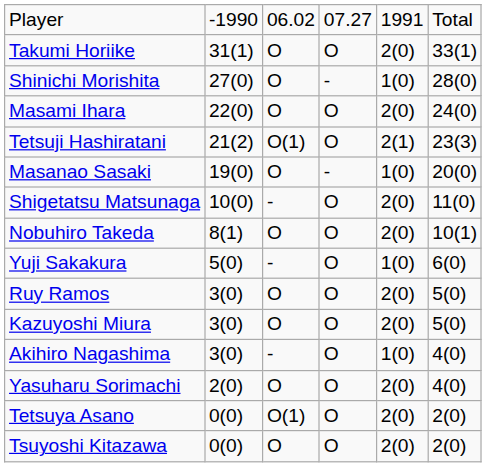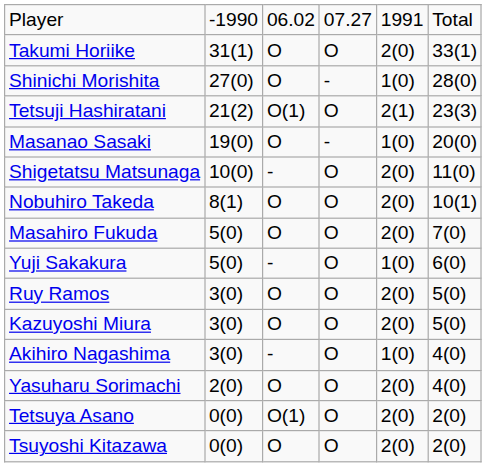- row: (67, 111)
+ row: (83, 232)
